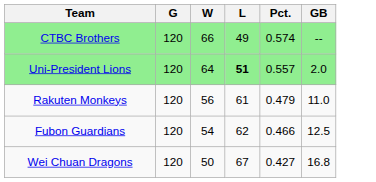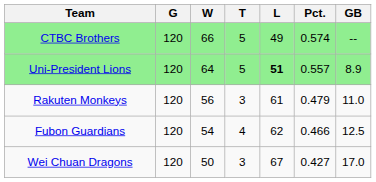+ column: (242, 13)
(319, 69) 2.0 -> (353, 69) 8.9
(319, 162) 16.8 -> (353, 162) 17.0
